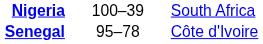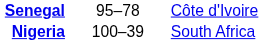rows swapped: (35, 32) <-> (38, 10)
